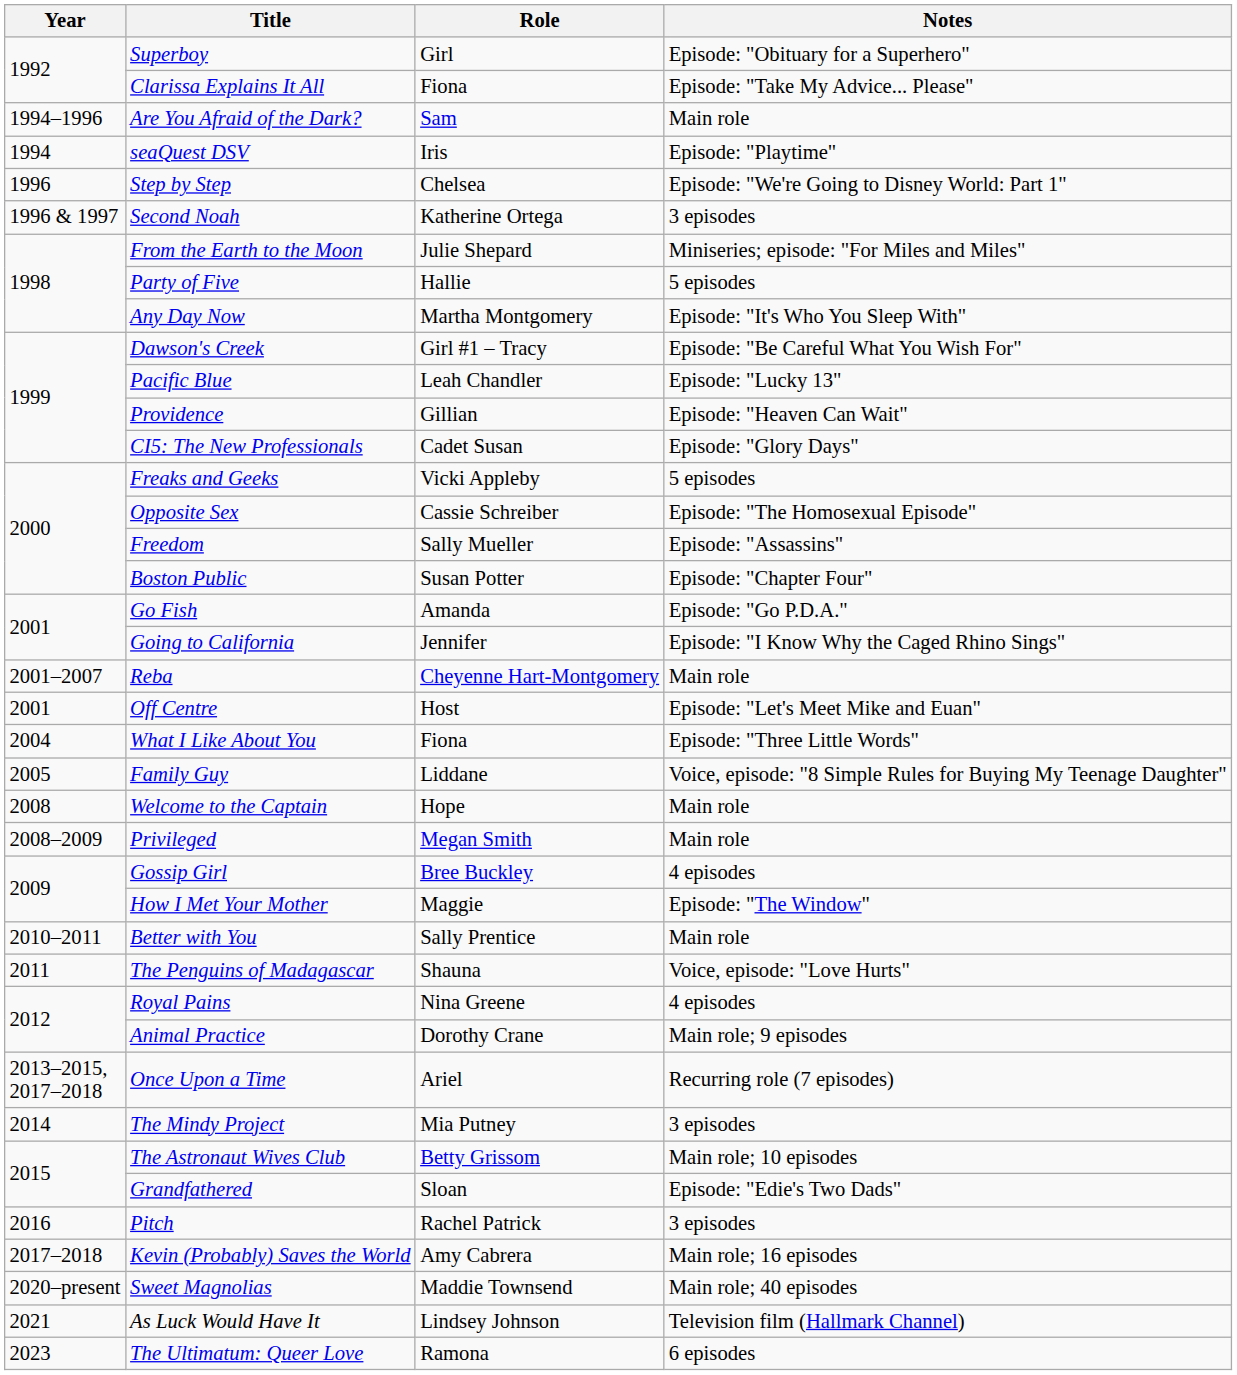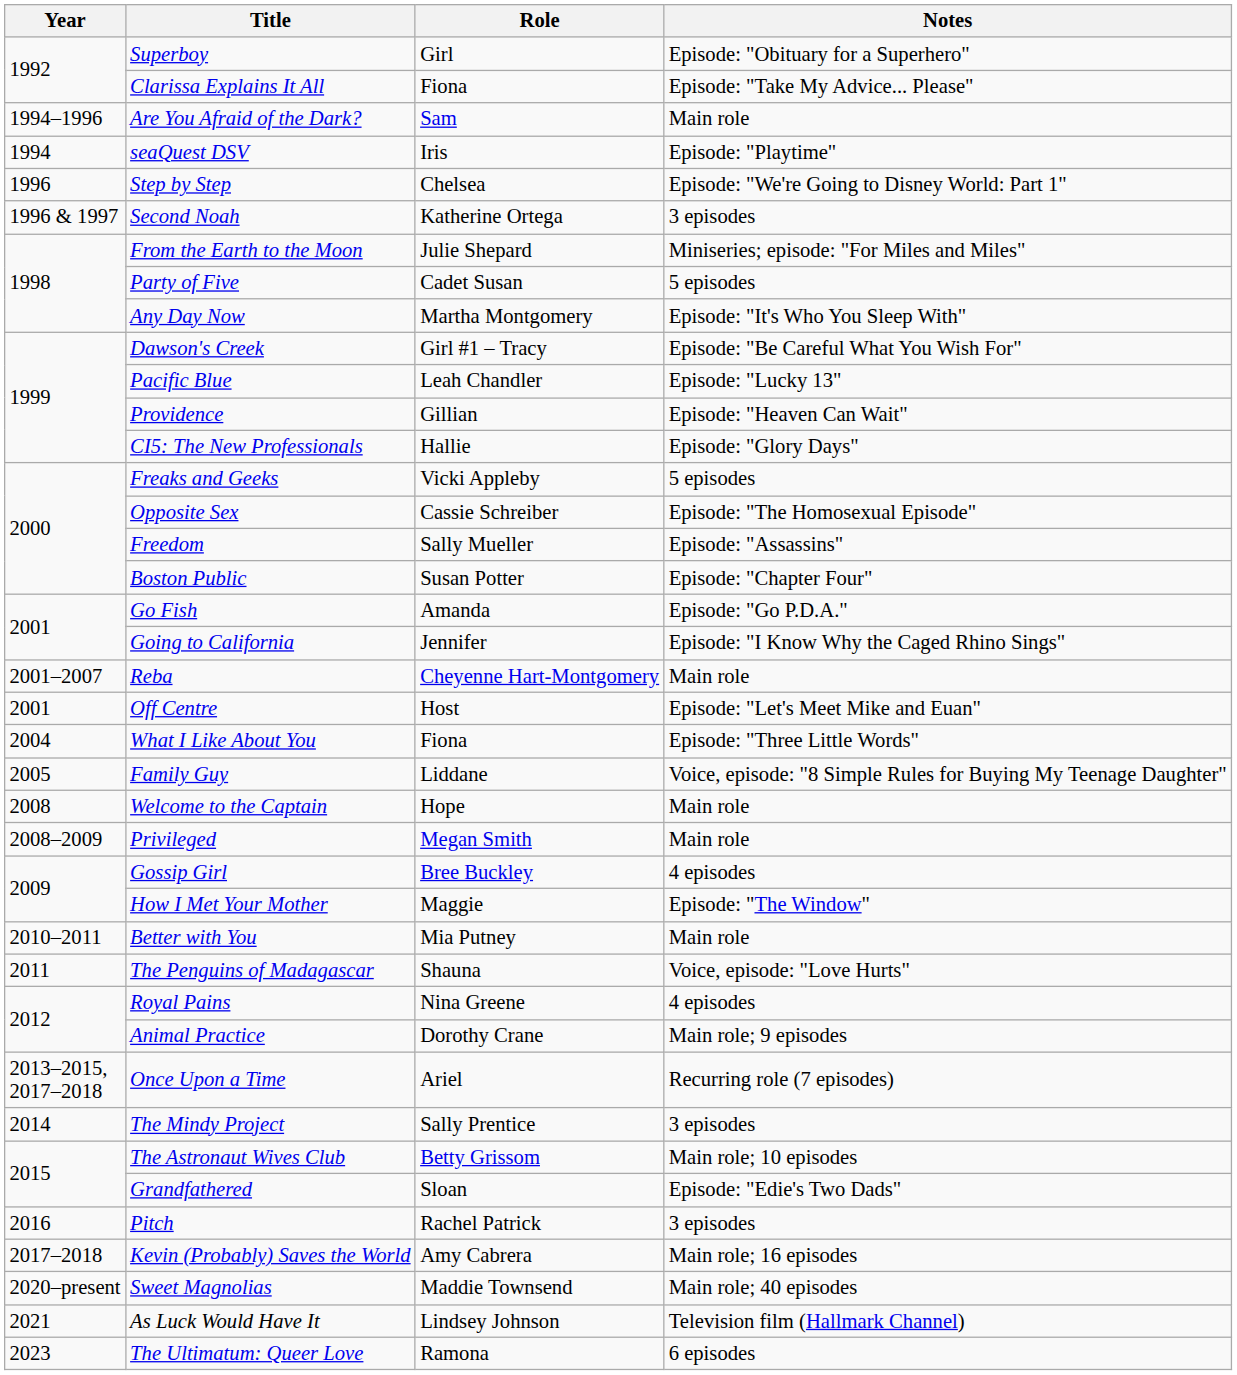(445, 282) Hallie -> (471, 282) Cadet Susan
(471, 446) Cadet Susan -> (445, 446) Hallie
(478, 937) Sally Prentice -> (468, 937) Mia Putney
(468, 1124) Mia Putney -> (478, 1124) Sally Prentice
